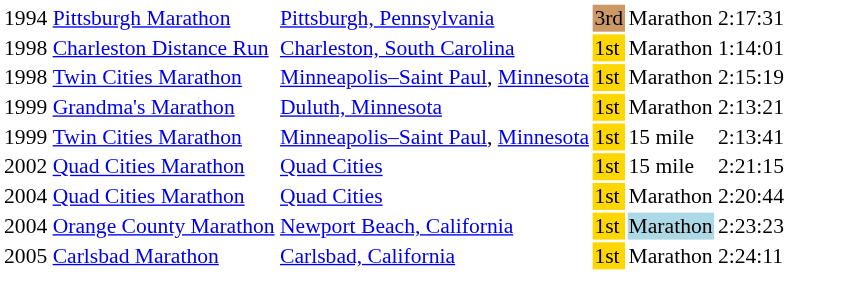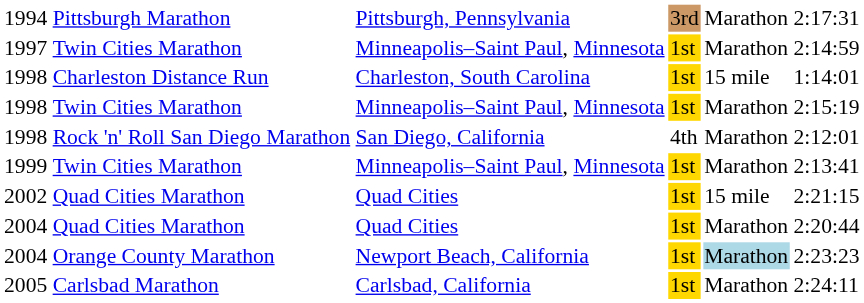+ row: (26, 47)
(671, 47) Marathon -> (737, 77) 15 mile
+ row: (26, 136)
- row: (26, 107)
(661, 136) 15 mile -> (746, 166) Marathon
